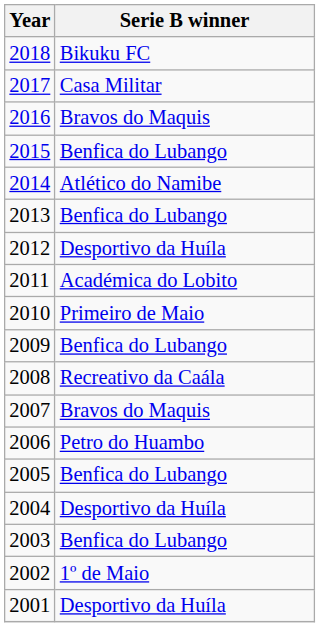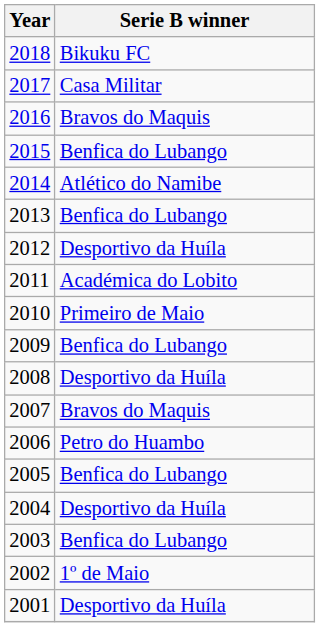(142, 378) Recreativo da Caála -> (143, 378) Desportivo da Huíla
